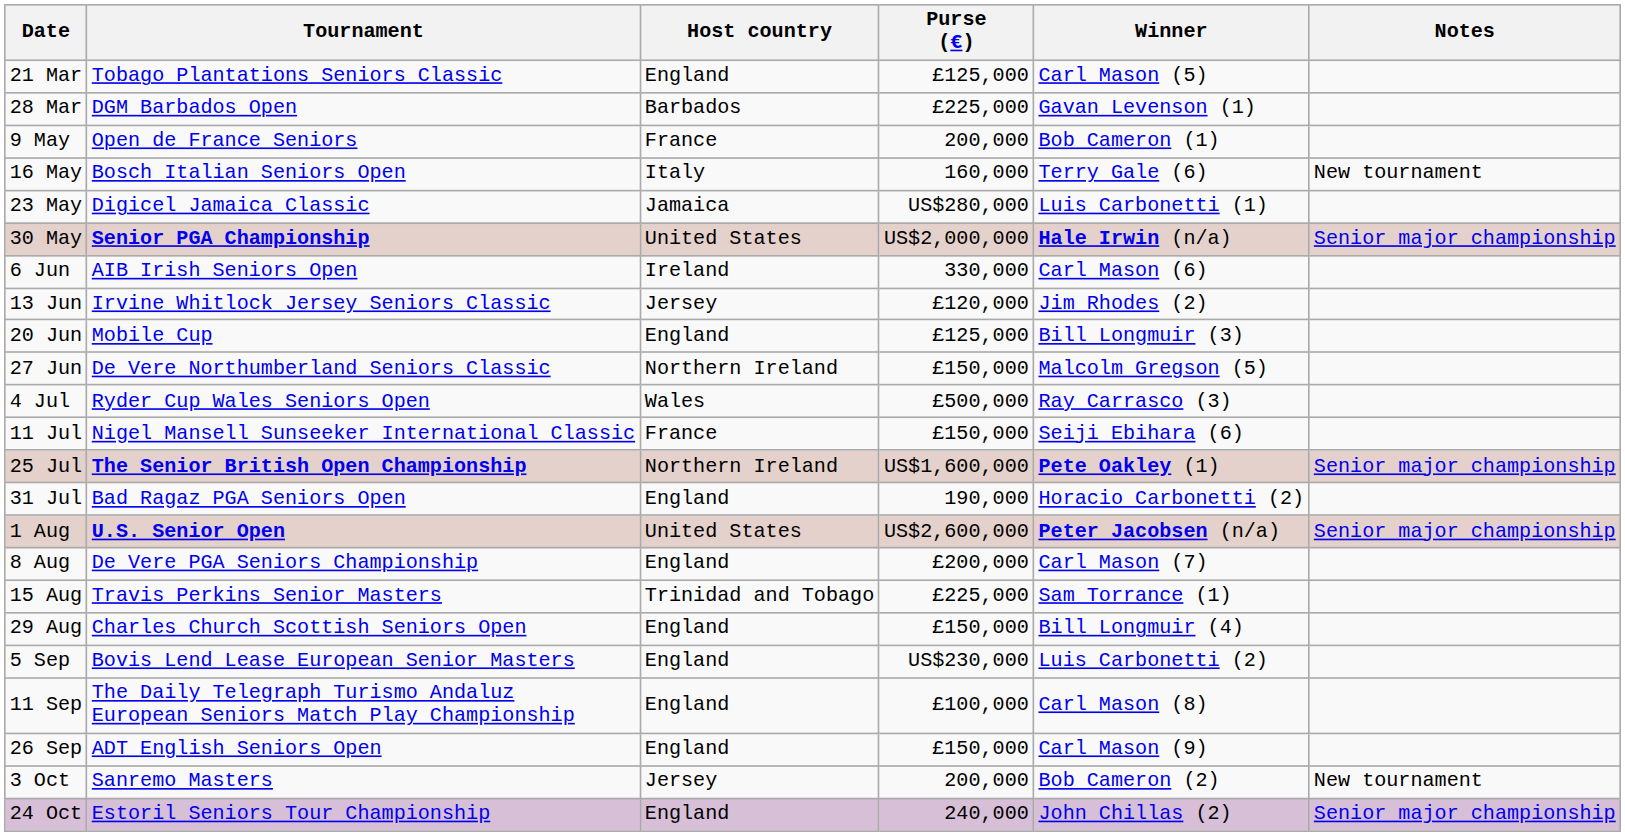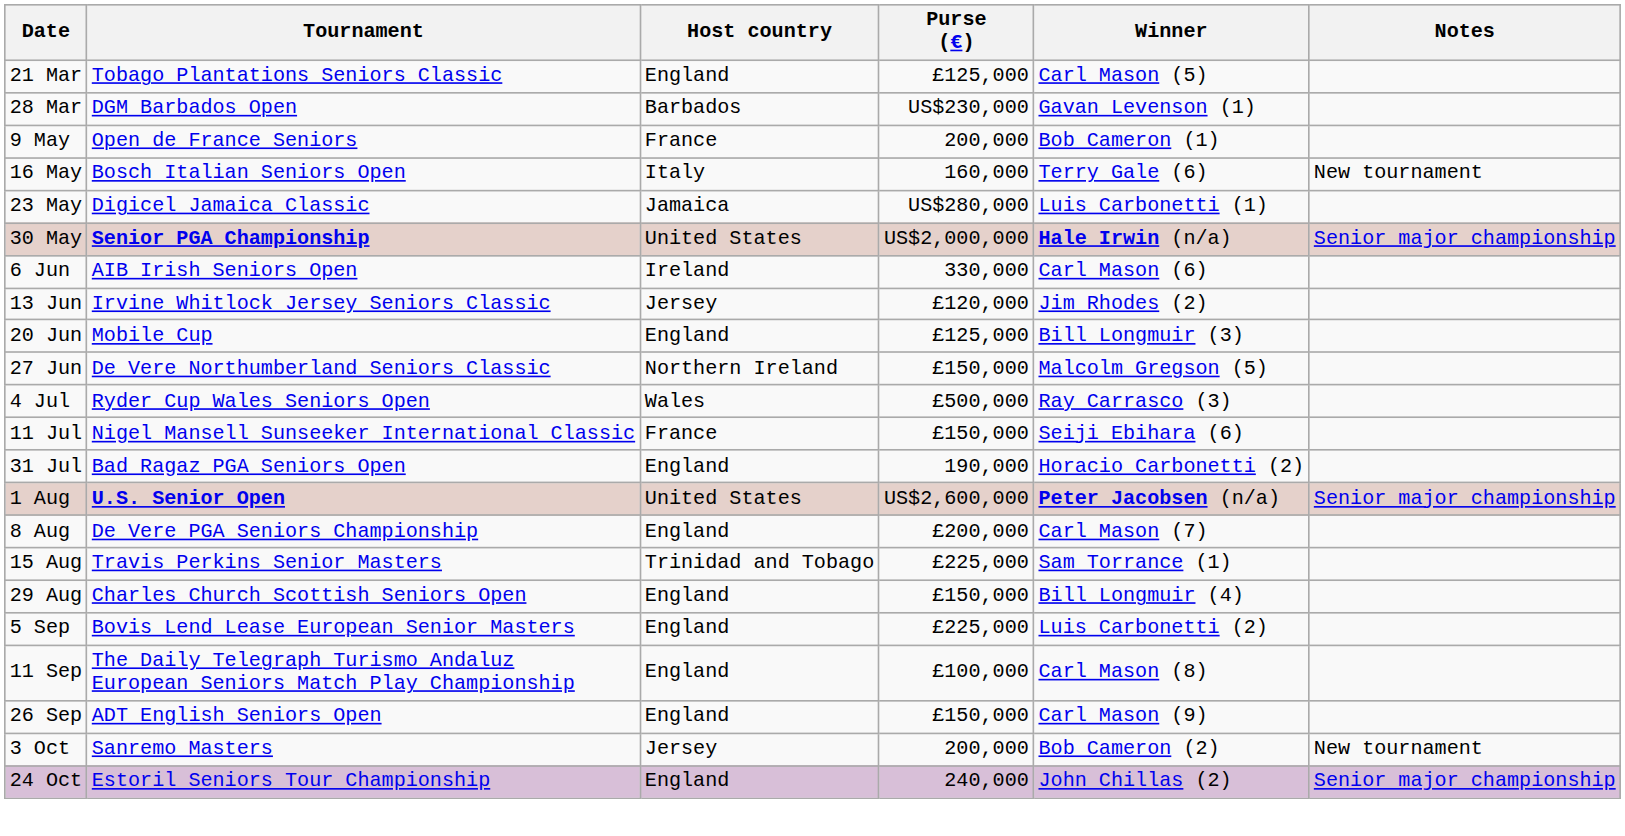(981, 109) £225,000 -> (968, 109) US$230,000
- row: (46, 467)
(968, 662) US$230,000 -> (981, 629) £225,000
